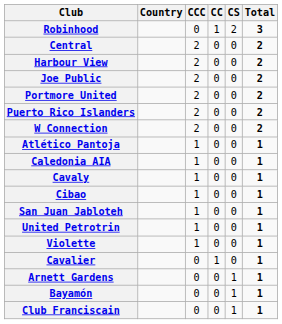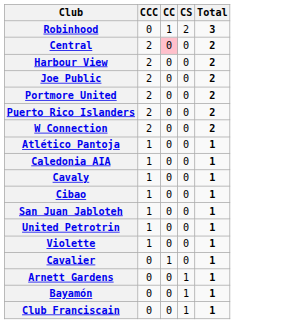- column: (161, 13)
(217, 46) no background -> (169, 46) pink background
